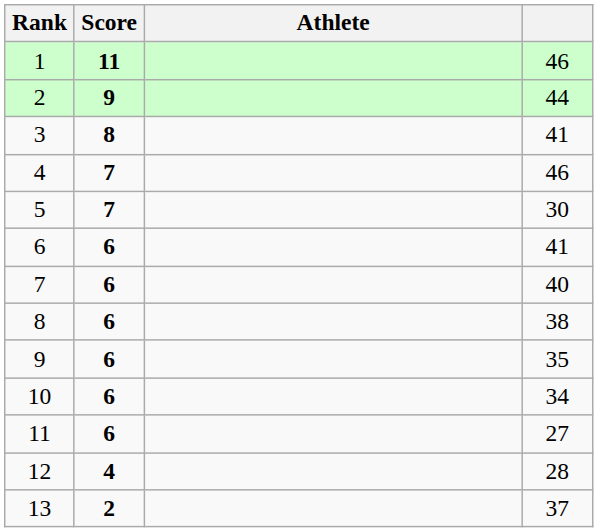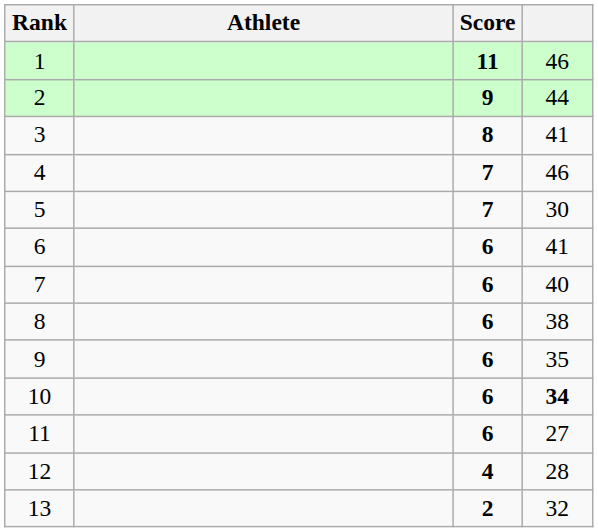columns swapped: (333, 23) <-> (109, 23)
(557, 396) normal -> (557, 396) bold
(557, 508) 37 -> (557, 508) 32
